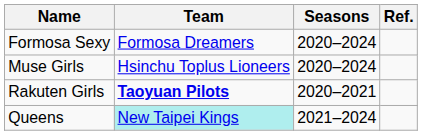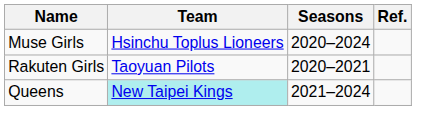- row: (59, 42)
(173, 92) bold -> (163, 67) normal
